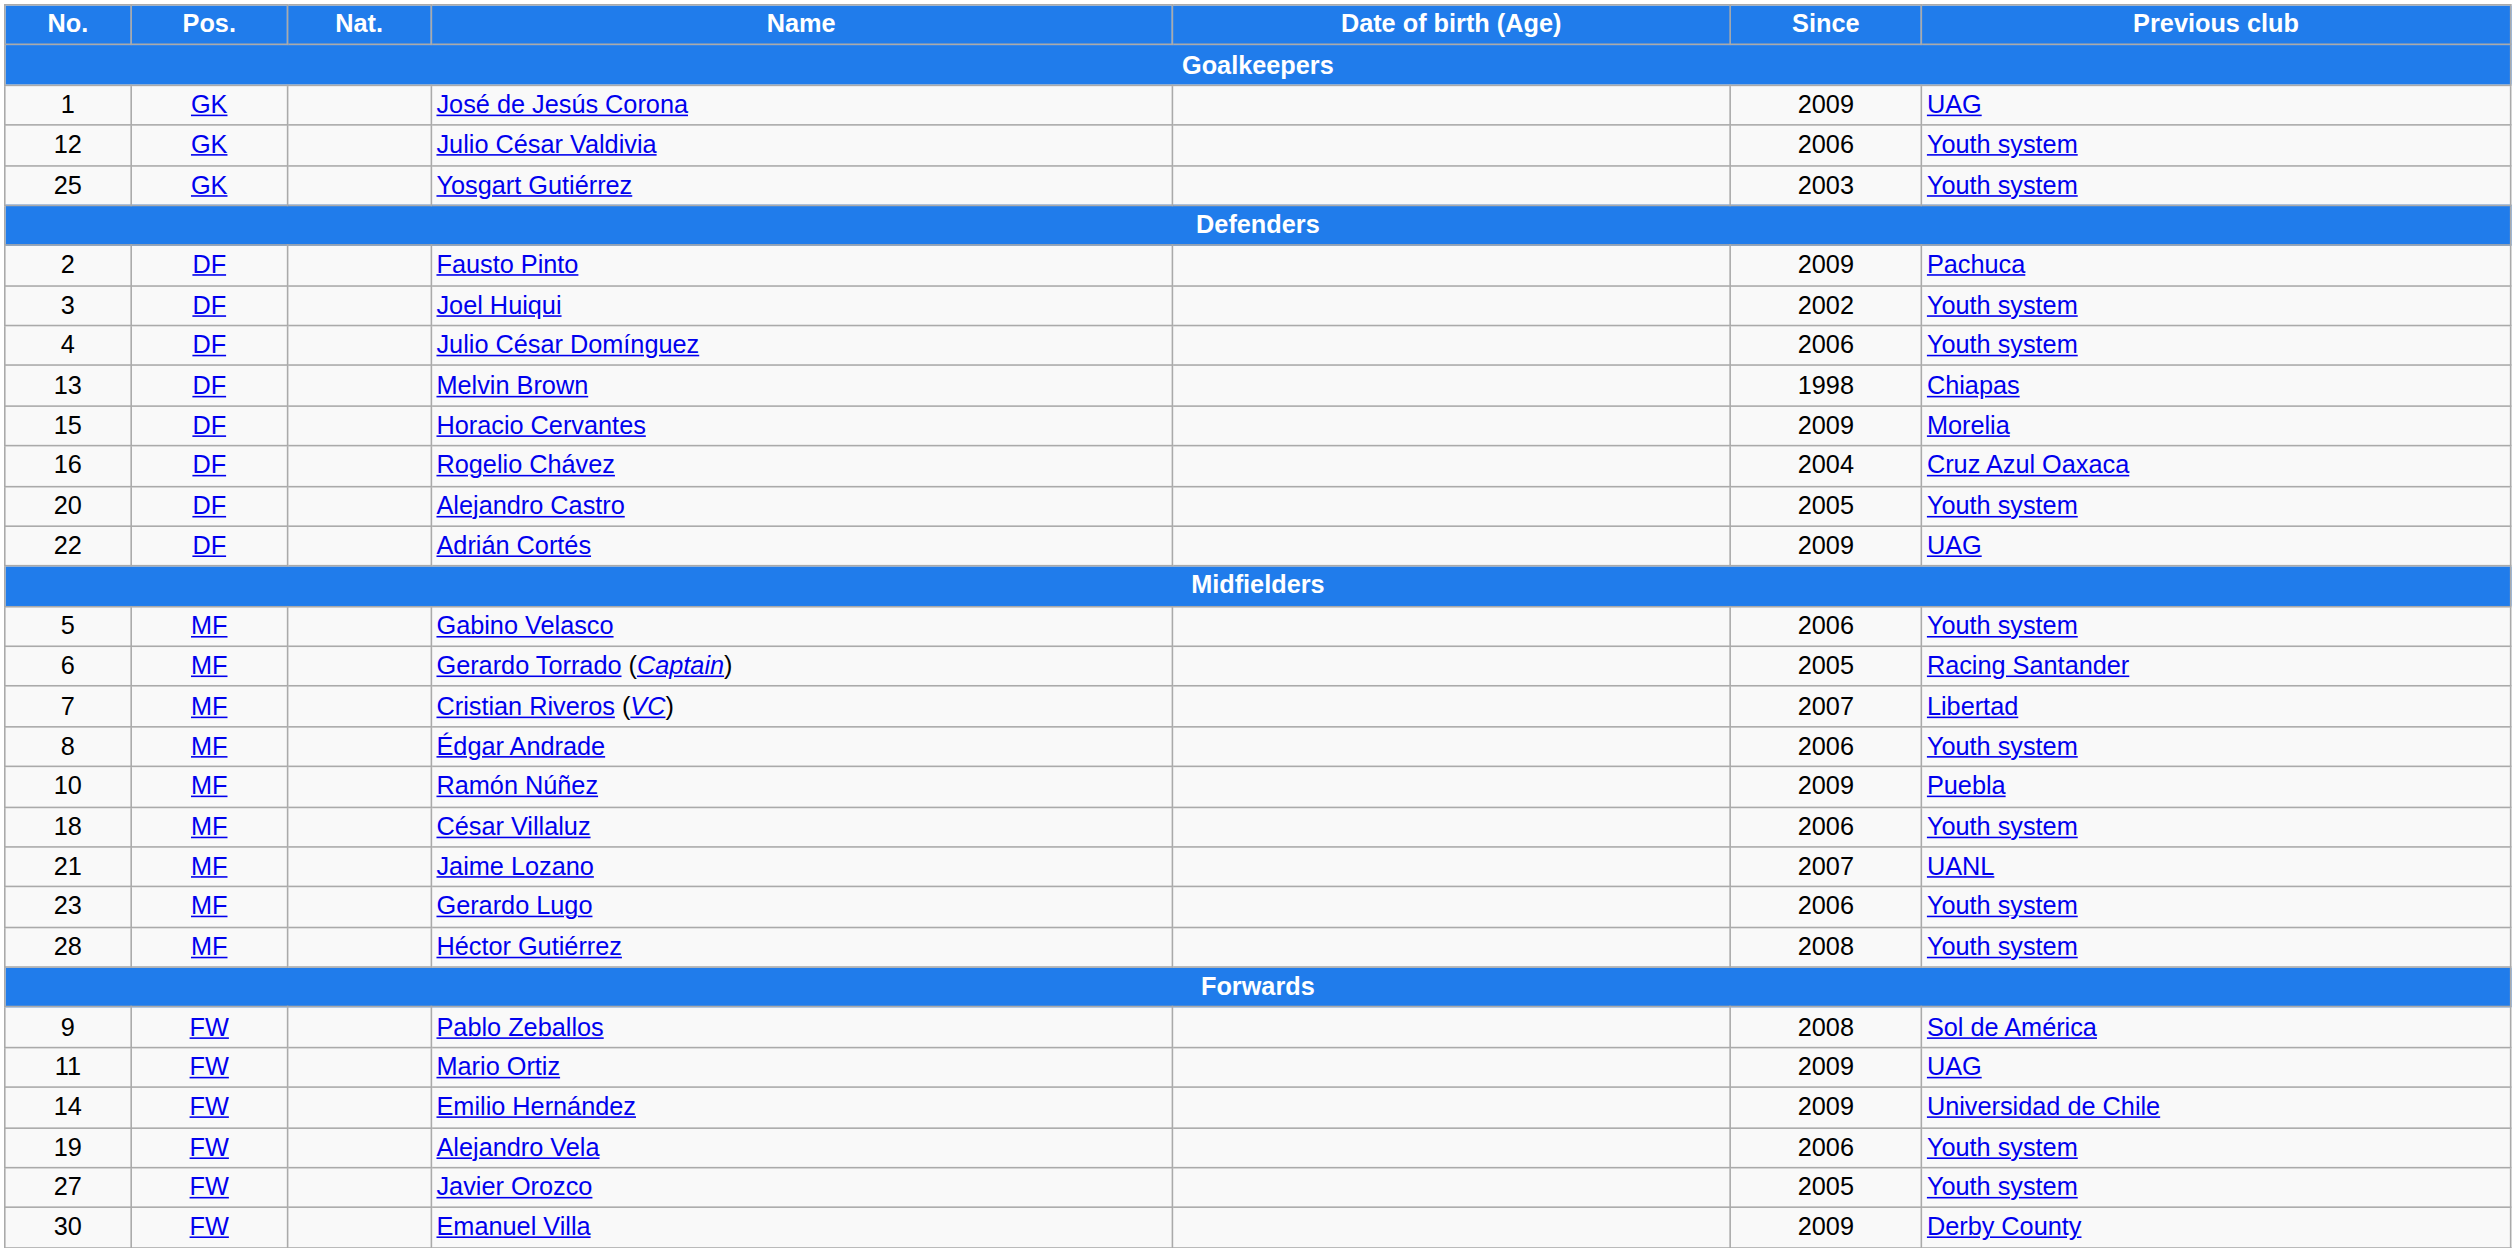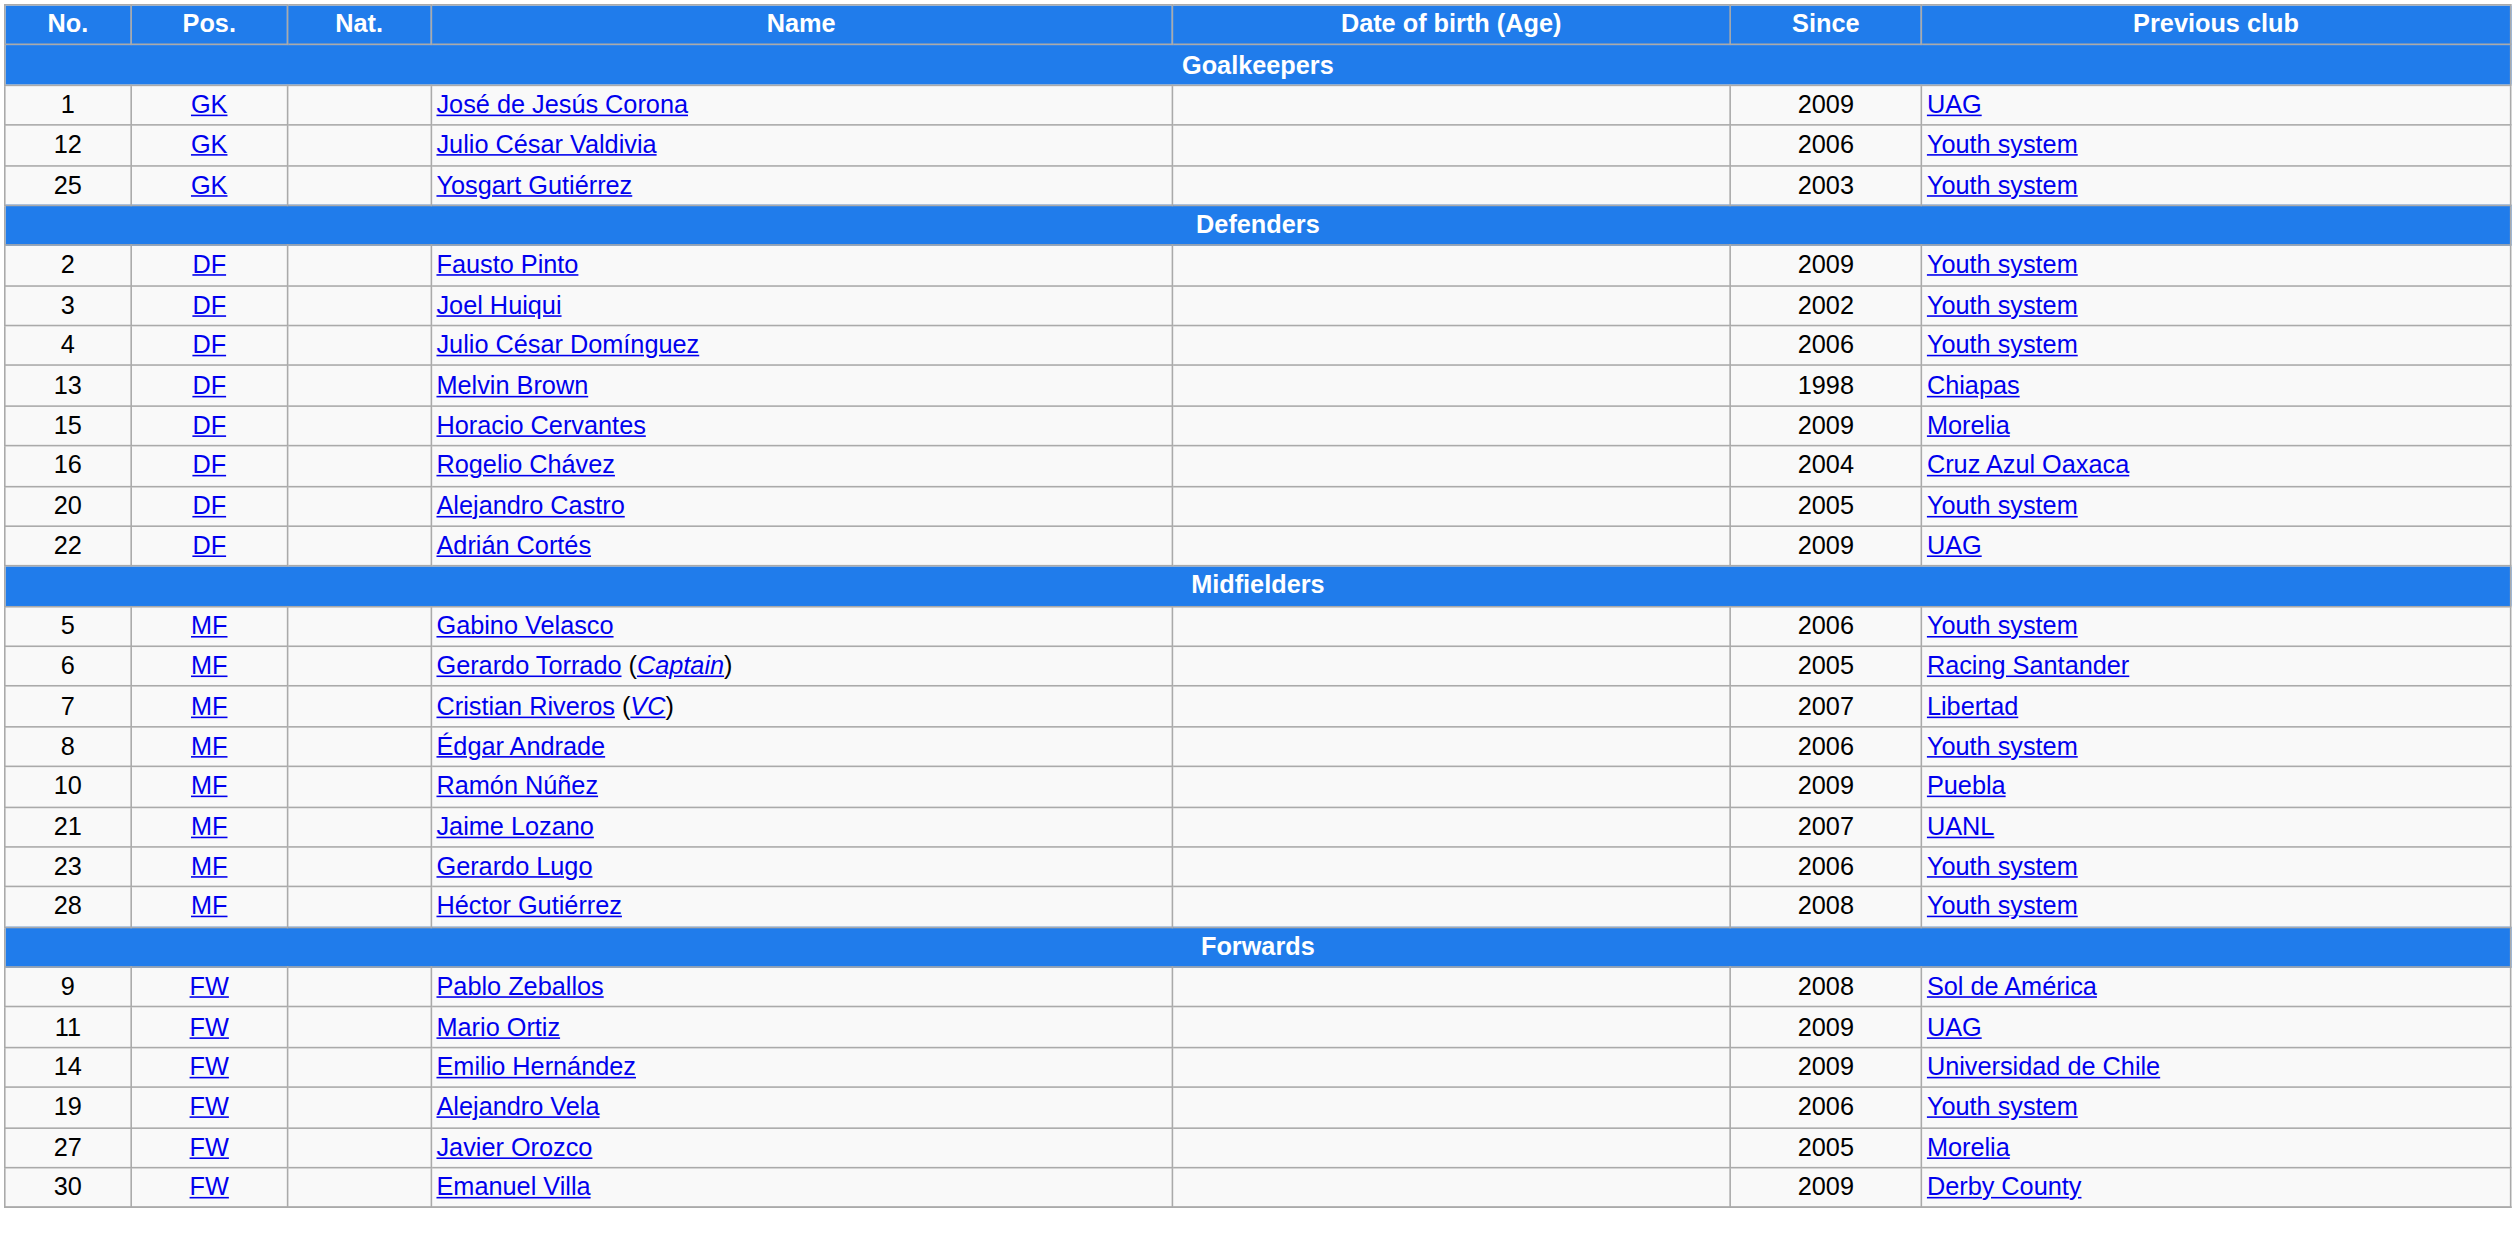(1976, 265) Pachuca -> (2002, 265) Youth system
- row: (514, 826)
(2002, 1187) Youth system -> (1968, 1147) Morelia
